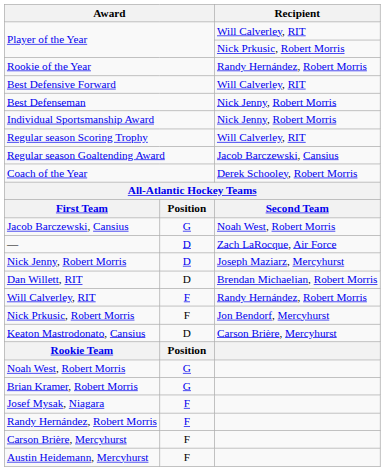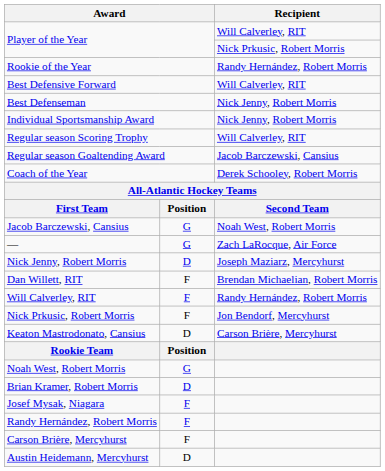(187, 244) D -> (187, 244) G
(187, 279) D -> (187, 279) F
(187, 386) G -> (187, 386) D
(187, 457) F -> (187, 457) D
